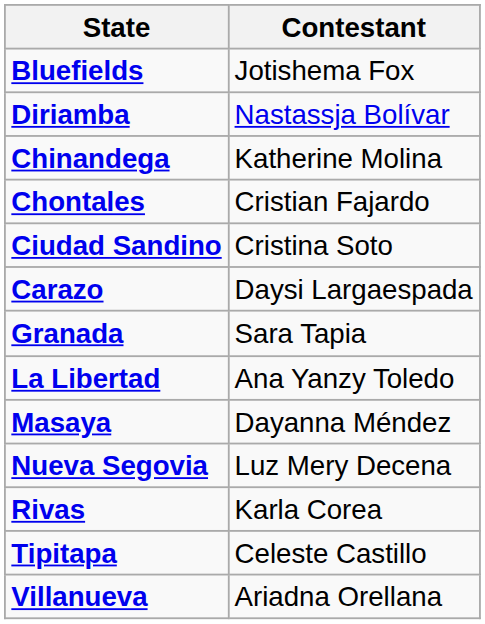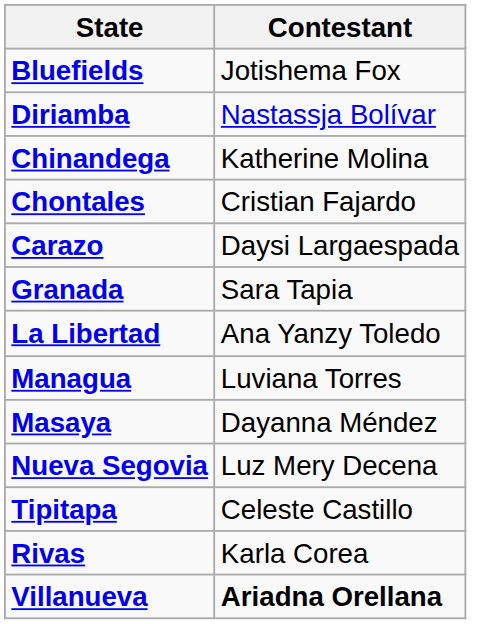- row: (117, 246)
+ row: (71, 377)
rows swapped: (48, 509) <-> (64, 553)
(338, 596) normal -> (331, 596) bold
